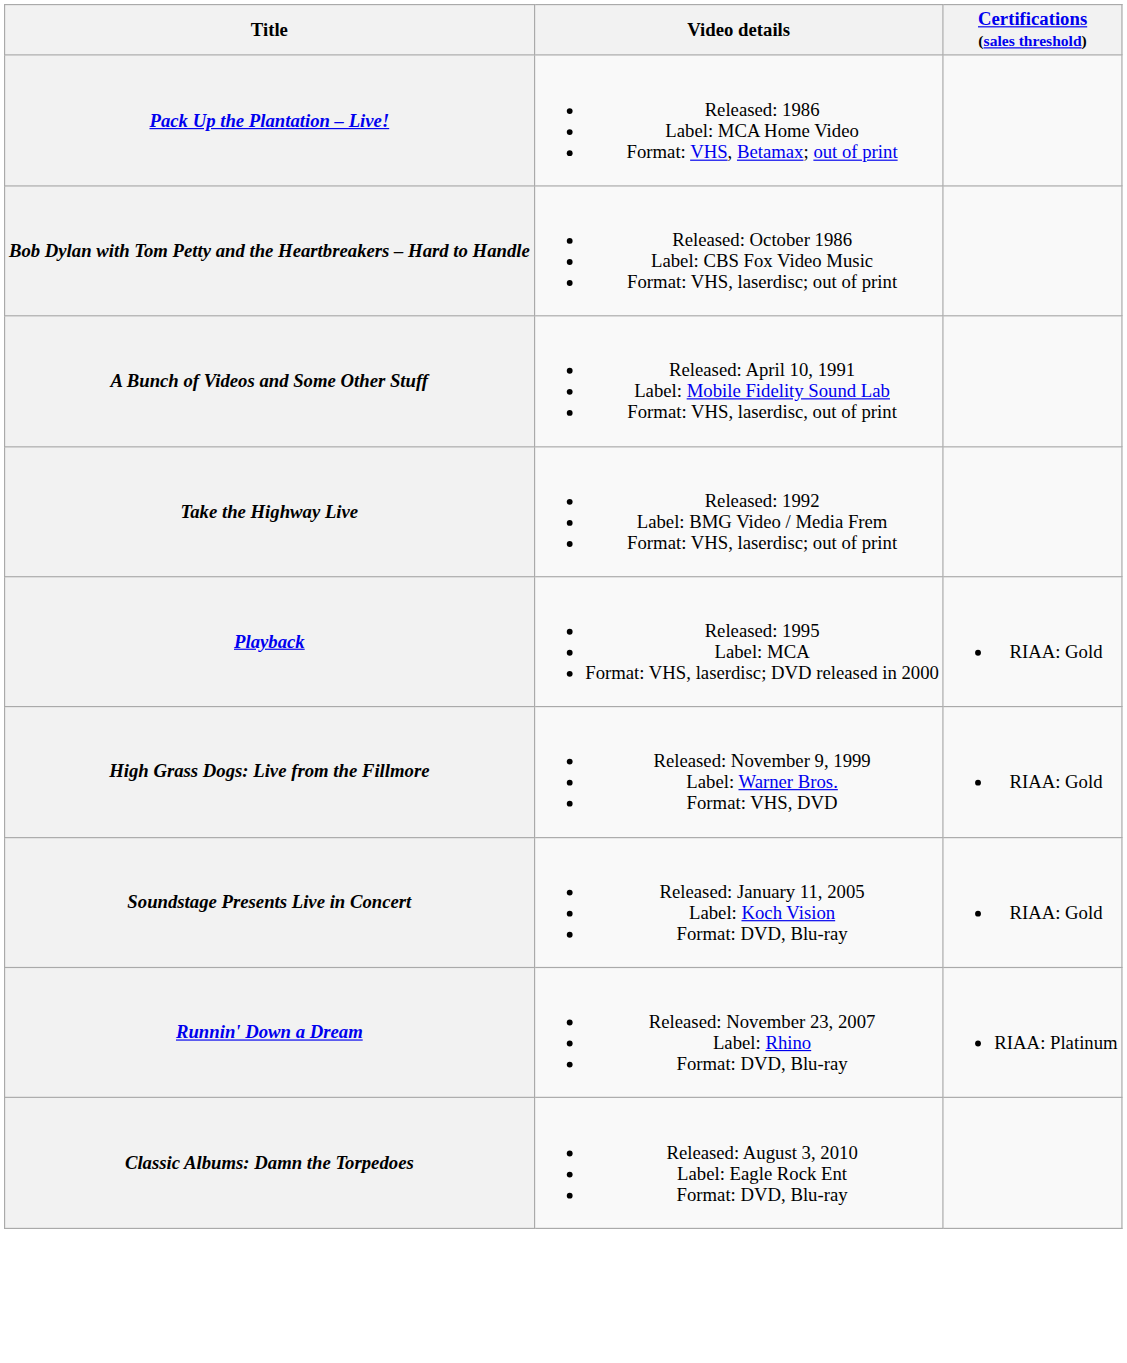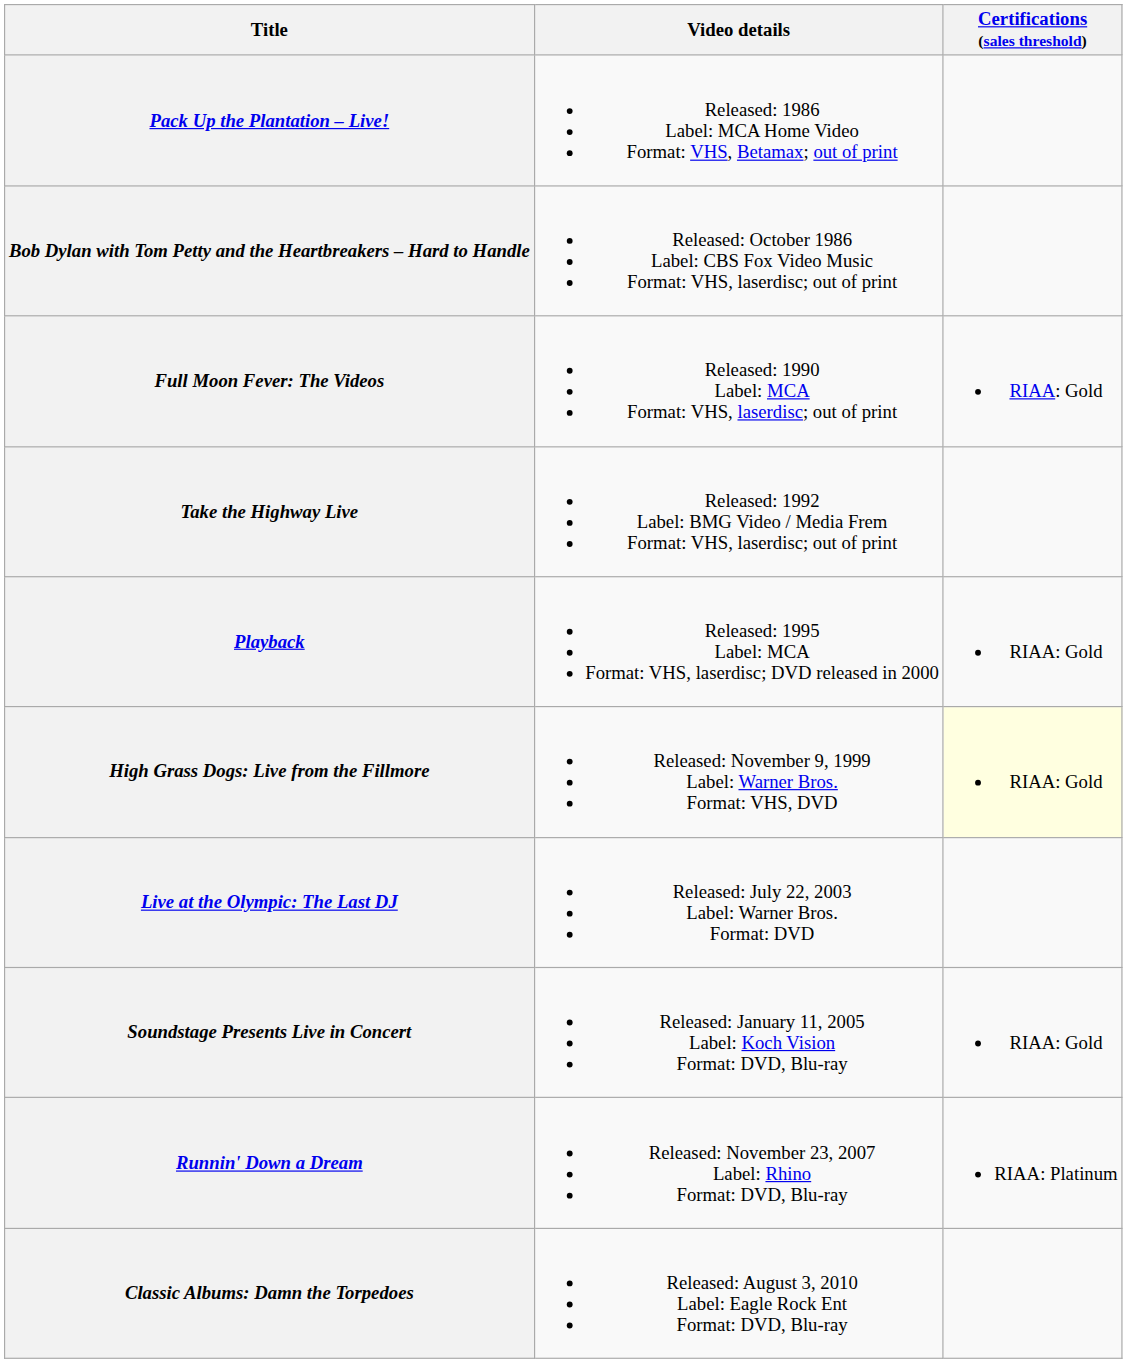- row: (269, 381)
+ row: (269, 381)
(1033, 783) no background -> (1033, 783) lightyellow background
+ row: (269, 902)
